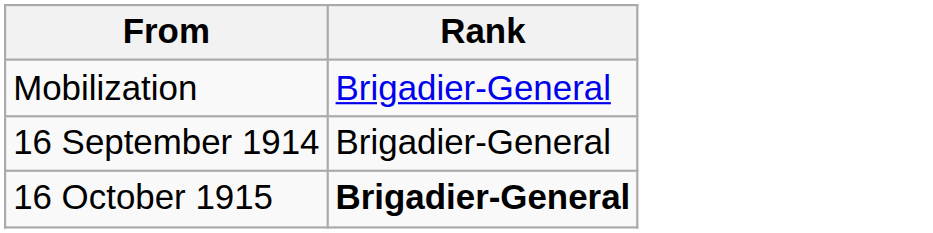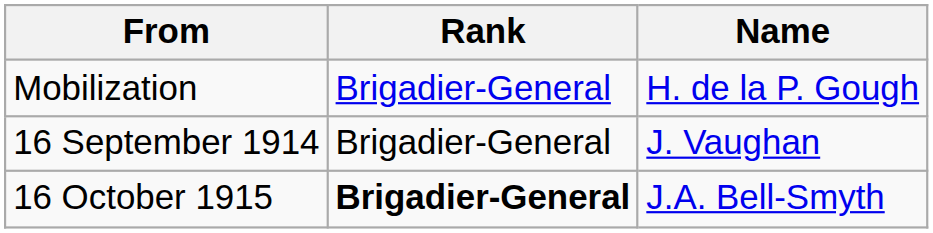+ column: (783, 32)
